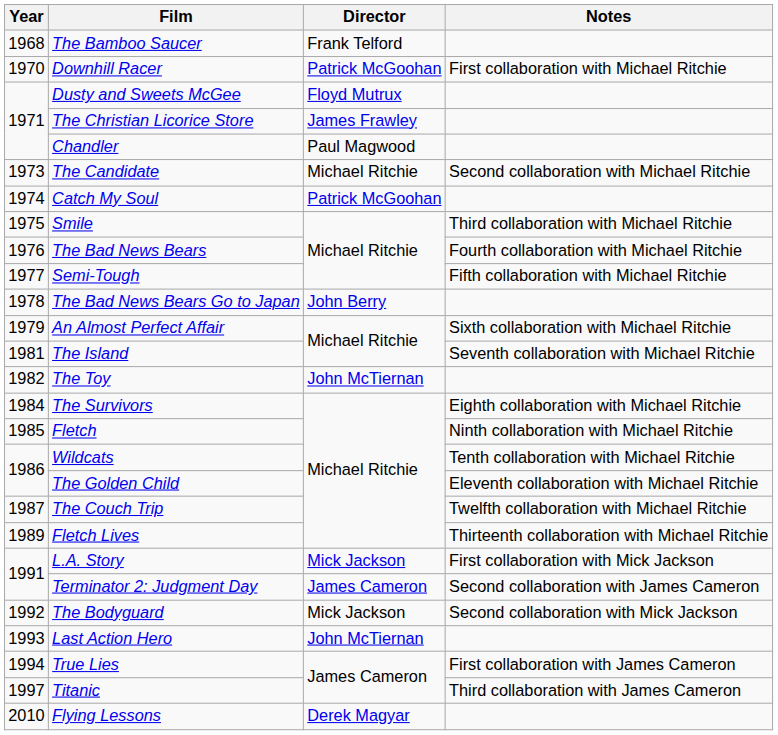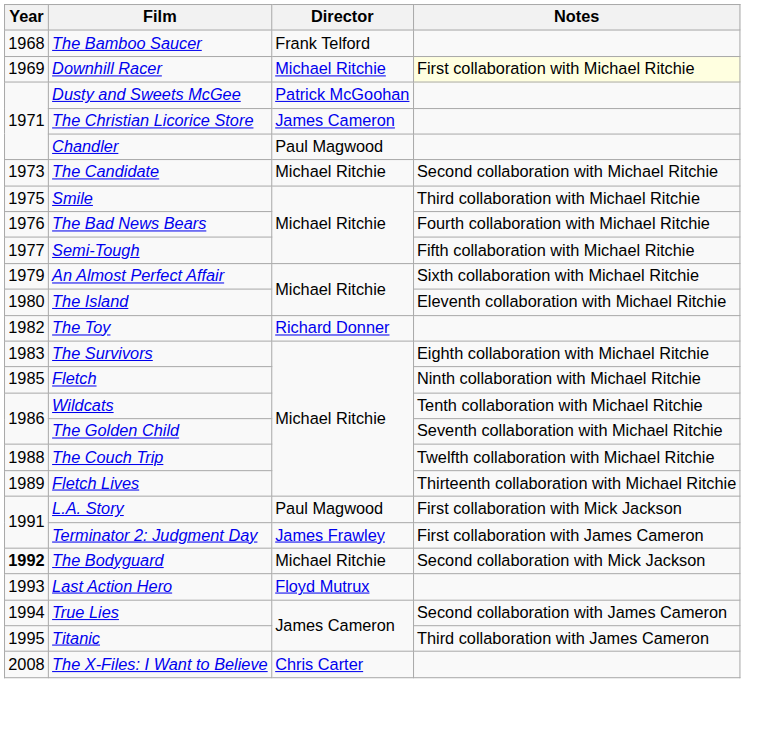(26, 69) 1970 -> (26, 69) 1969
(374, 69) Patrick McGoohan -> (331, 69) Michael Ritchie
(588, 69) no background -> (556, 69) lightyellow background
(354, 95) Floyd Mutrux -> (342, 95) Patrick McGoohan
(362, 120) James Frawley -> (335, 120) James Cameron
- row: (105, 198)
- row: (176, 302)
(26, 353) 1981 -> (26, 302) 1980
(602, 353) Seventh collaboration with Michael Ritchie -> (572, 302) Eleventh collaboration with Michael Ritchie
(365, 379) John McTiernan -> (332, 328) Richard Donner
(26, 405) 1984 -> (26, 353) 1983
(604, 483) Eleventh collaboration with Michael Ritchie -> (570, 431) Seventh collaboration with Michael Ritchie
(26, 509) 1987 -> (26, 457) 1988
(356, 560) Mick Jackson -> (329, 509) Paul Magwood
(367, 586) James Cameron -> (330, 535) James Frawley
(604, 586) Second collaboration with James Cameron -> (560, 535) First collaboration with James Cameron
(26, 612) normal -> (26, 560) bold
(356, 612) Mick Jackson -> (331, 560) Michael Ritchie
(365, 638) John McTiernan -> (322, 586) Floyd Mutrux
(592, 664) First collaboration with James Cameron -> (572, 612) Second collaboration with James Cameron
(26, 690) 1997 -> (26, 638) 1995
+ row: (160, 664)
- row: (107, 716)
